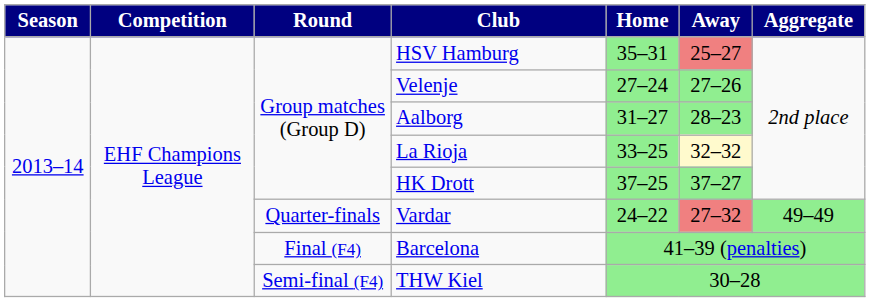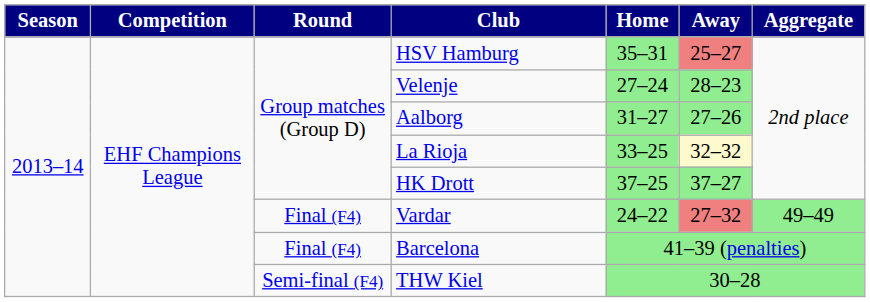(716, 85) 27–26 -> (716, 85) 28–23
(716, 118) 28–23 -> (716, 118) 27–26
(323, 215) Quarter-finals -> (323, 215) Final (F4)
